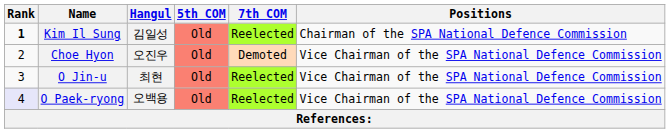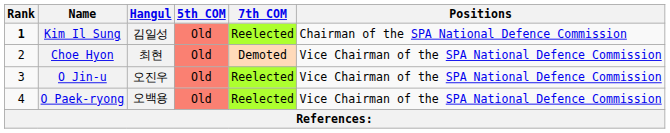(151, 55) 오진우 -> (151, 55) 최현
(151, 77) 최현 -> (151, 77) 오진우
(21, 99) lavender background -> (21, 99) no background
